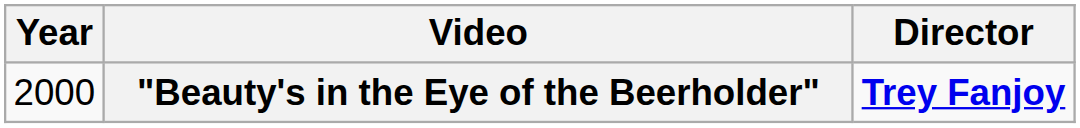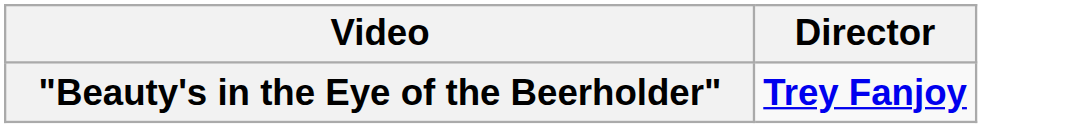- column: (54, 33)
